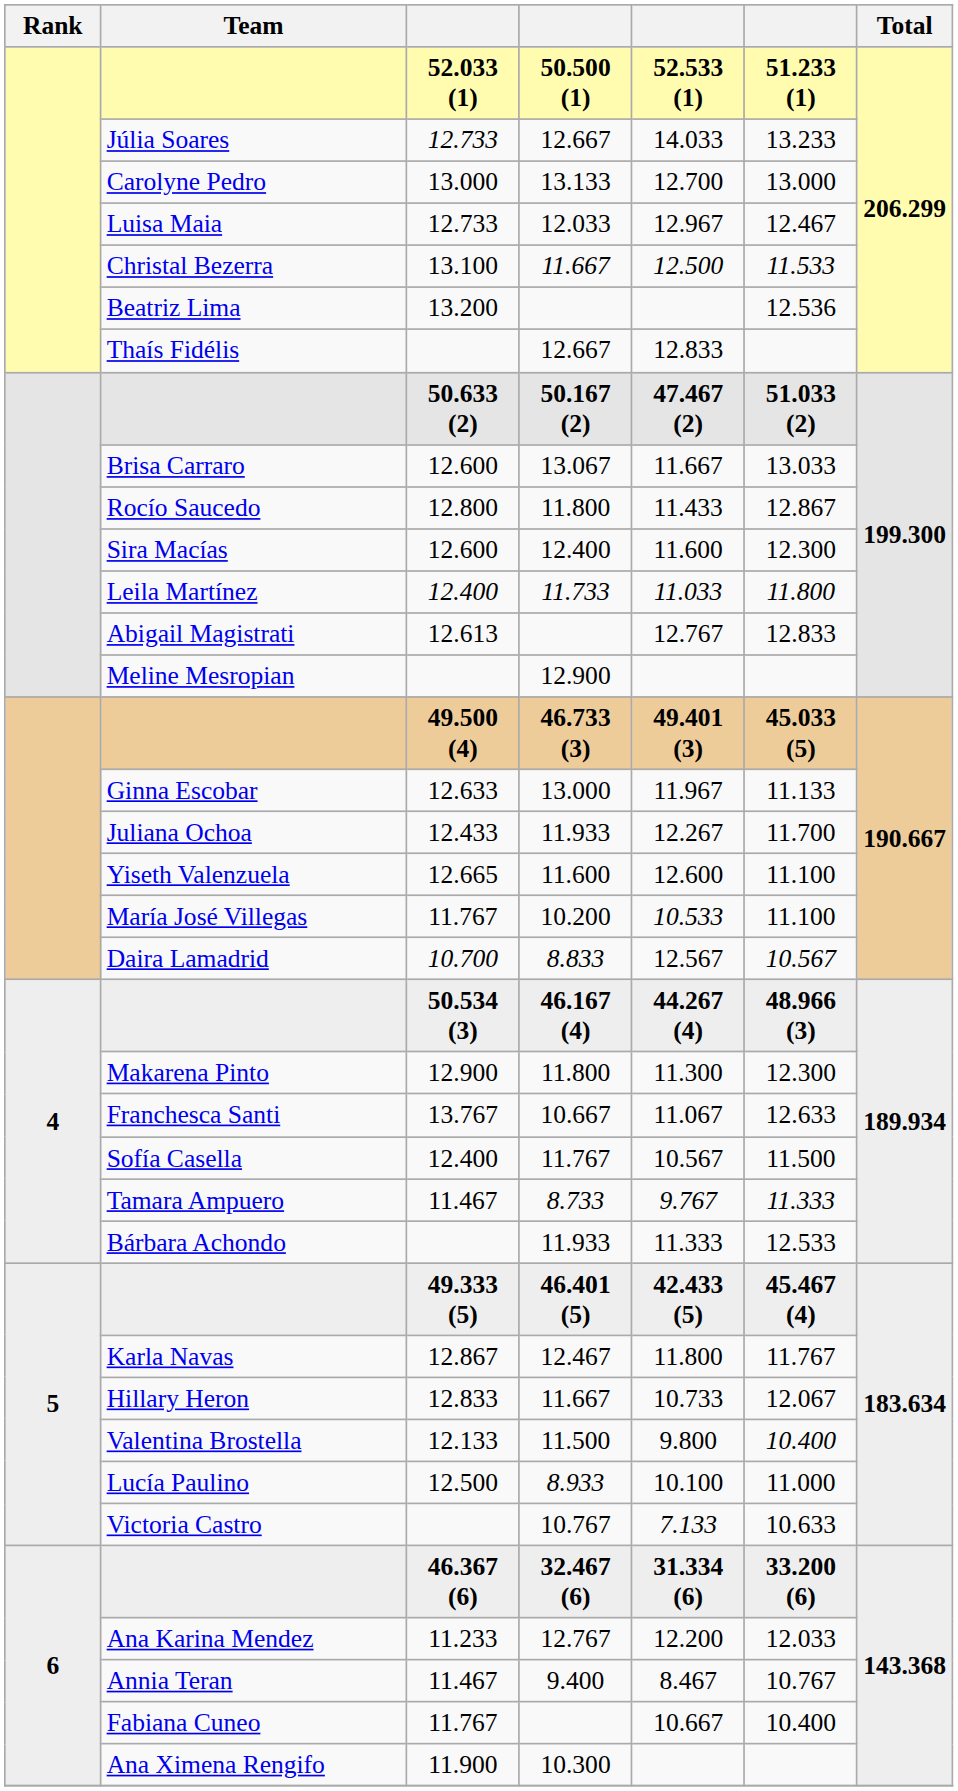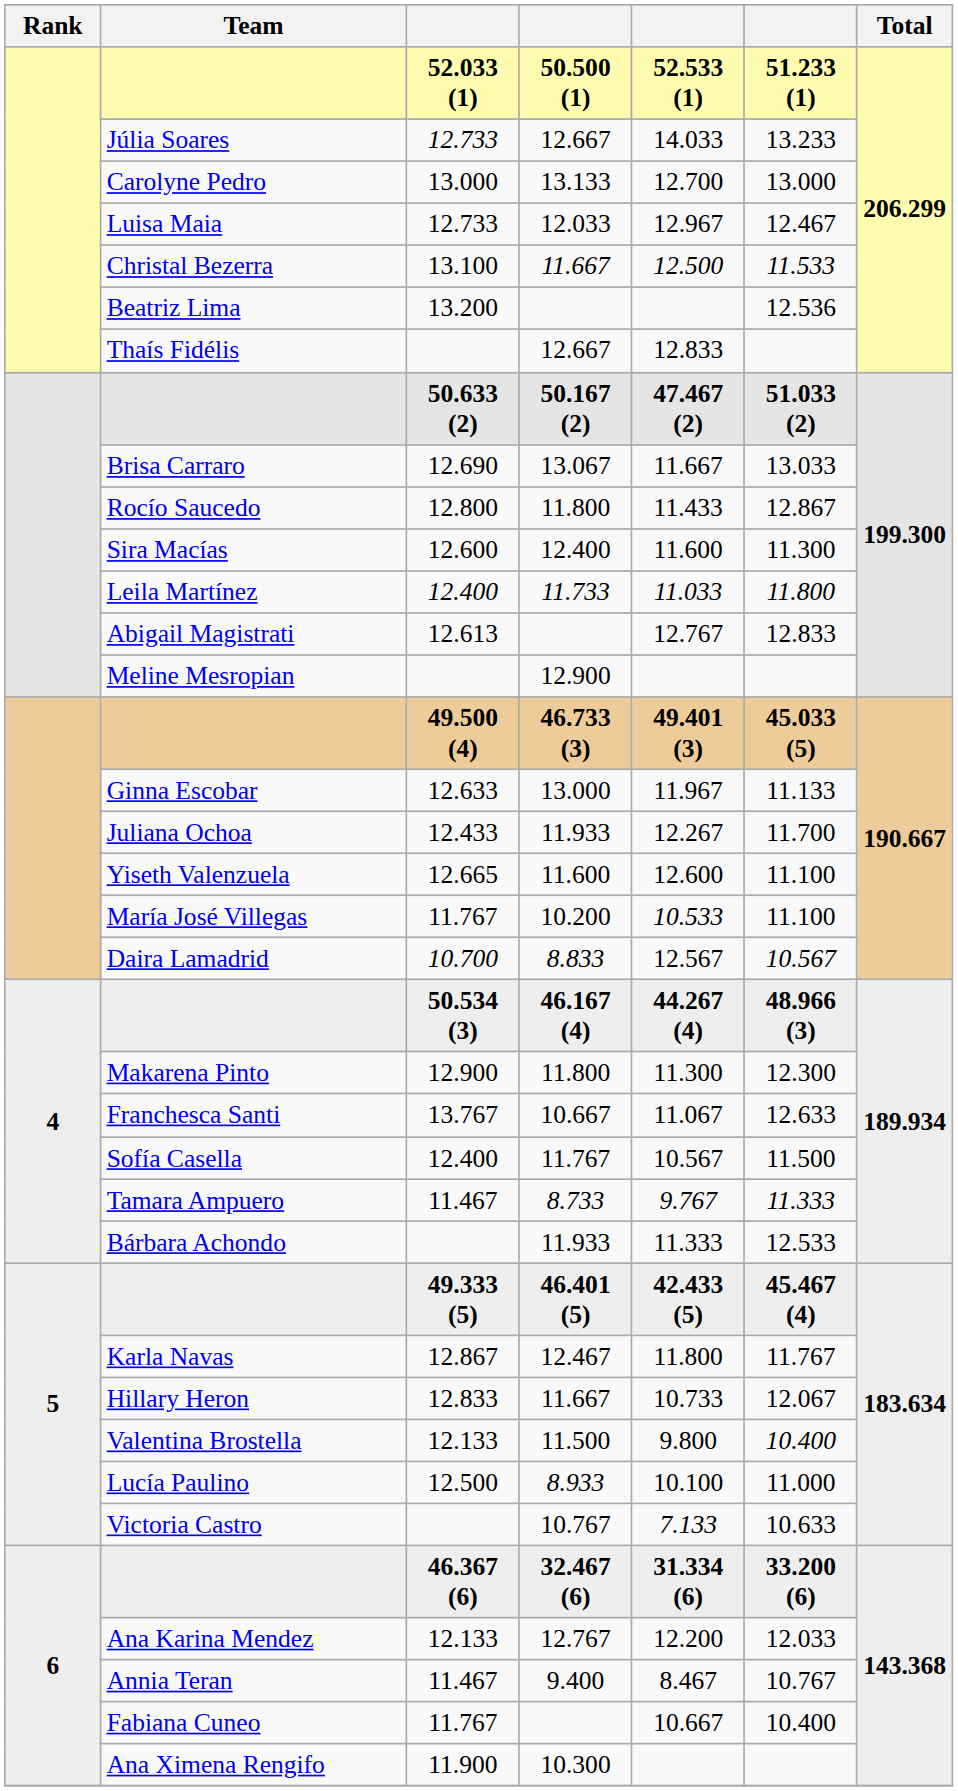(463, 465) 12.600 -> (463, 465) 12.690
(801, 549) 12.300 -> (801, 549) 11.300
(463, 1638) 11.233 -> (463, 1638) 12.133
